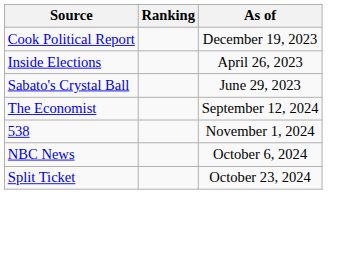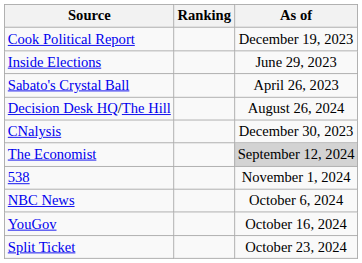(260, 62) April 26, 2023 -> (296, 62) June 29, 2023
(260, 85) June 29, 2023 -> (296, 85) April 26, 2023
+ row: (89, 108)
+ row: (35, 131)
(260, 108) no background -> (296, 154) lightgrey background
+ row: (32, 223)
